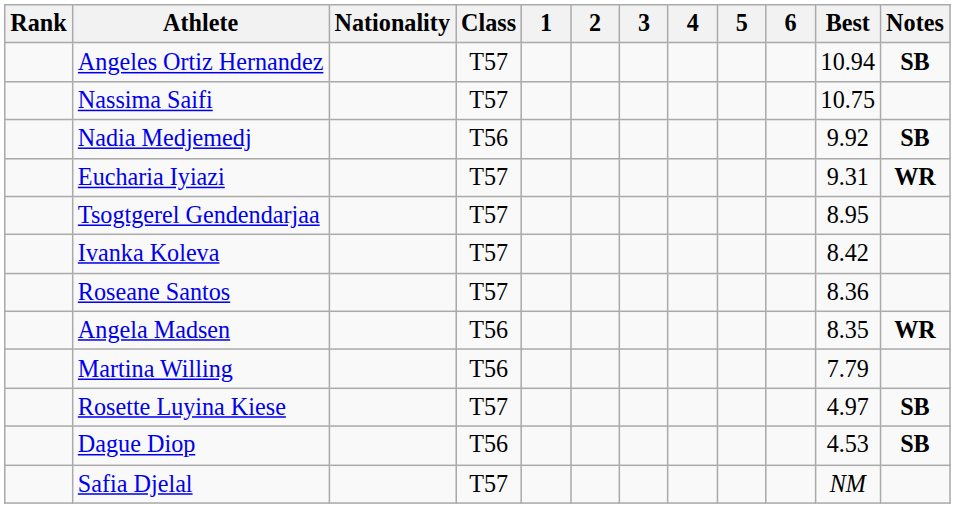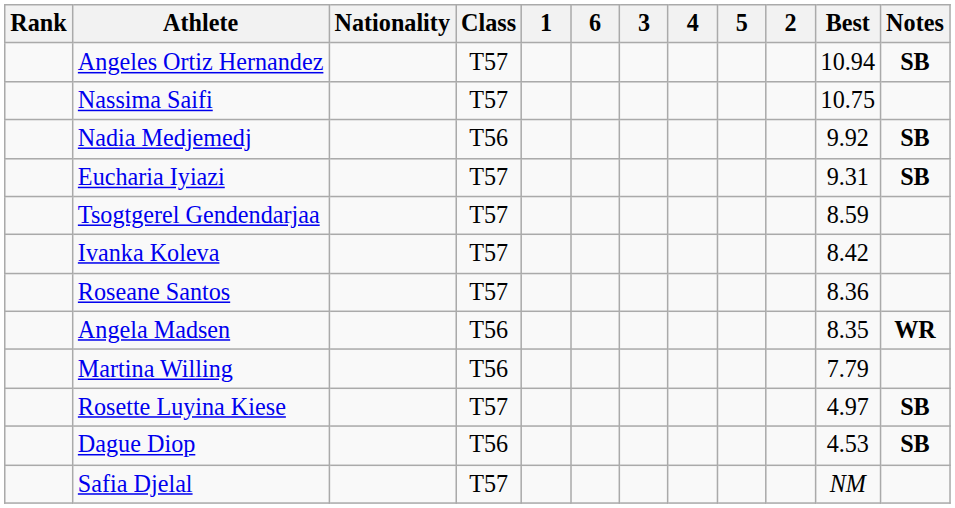columns swapped: (595, 23) <-> (791, 23)
(915, 176) WR -> (915, 176) SB
(848, 215) 8.95 -> (848, 215) 8.59
